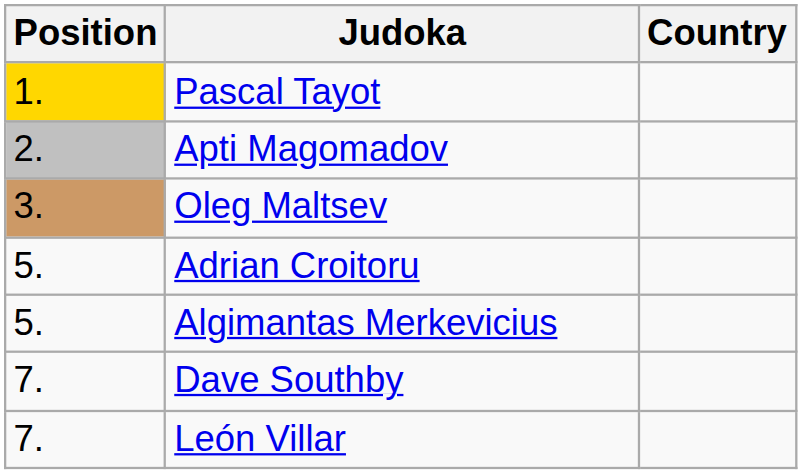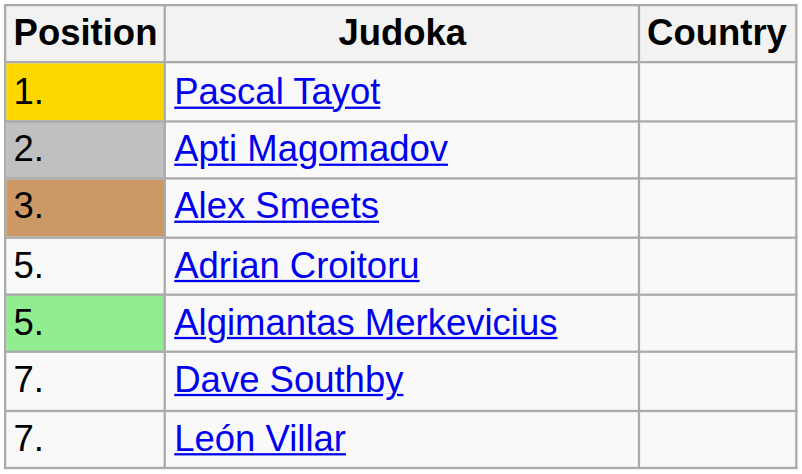+ row: (277, 206)
- row: (281, 206)
(29, 322) no background -> (29, 322) lightgreen background
